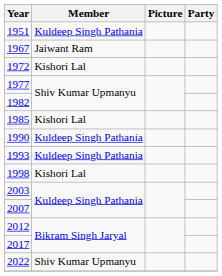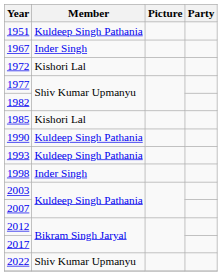(64, 48) Jaiwant Ram -> (61, 48) Inder Singh
(60, 173) Kishori Lal -> (61, 173) Inder Singh
